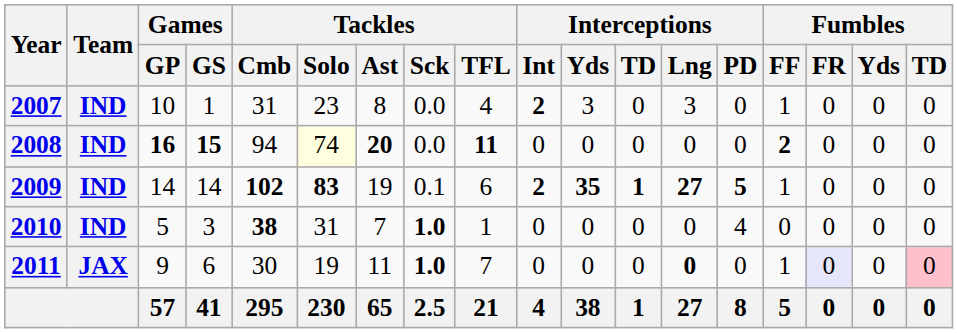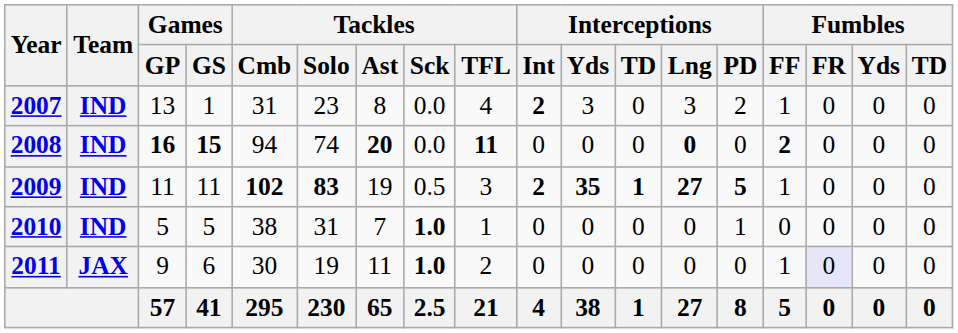(163, 105) 10 -> (163, 105) 13
(740, 105) 0 -> (740, 105) 2
(326, 145) lightyellow background -> (326, 145) no background
(690, 145) normal -> (690, 145) bold
(163, 186) 14 -> (163, 186) 11
(209, 186) 14 -> (209, 186) 11
(430, 186) 0.1 -> (430, 186) 0.5
(486, 186) 6 -> (486, 186) 3
(209, 226) 3 -> (209, 226) 5
(264, 226) bold -> (264, 226) normal
(740, 226) 4 -> (740, 226) 1
(486, 266) 7 -> (486, 266) 2
(690, 266) bold -> (690, 266) normal
(929, 266) pink background -> (929, 266) no background
